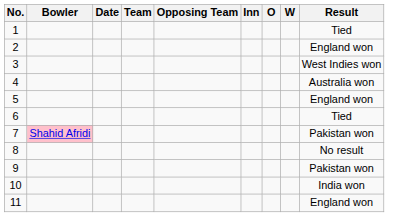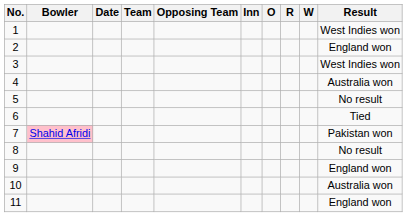+ column: (290, 13)
(342, 30) Tied -> (360, 30) West Indies won
(342, 99) England won -> (360, 99) No result
(342, 168) Pakistan won -> (360, 168) England won
(342, 185) India won -> (360, 185) Australia won
